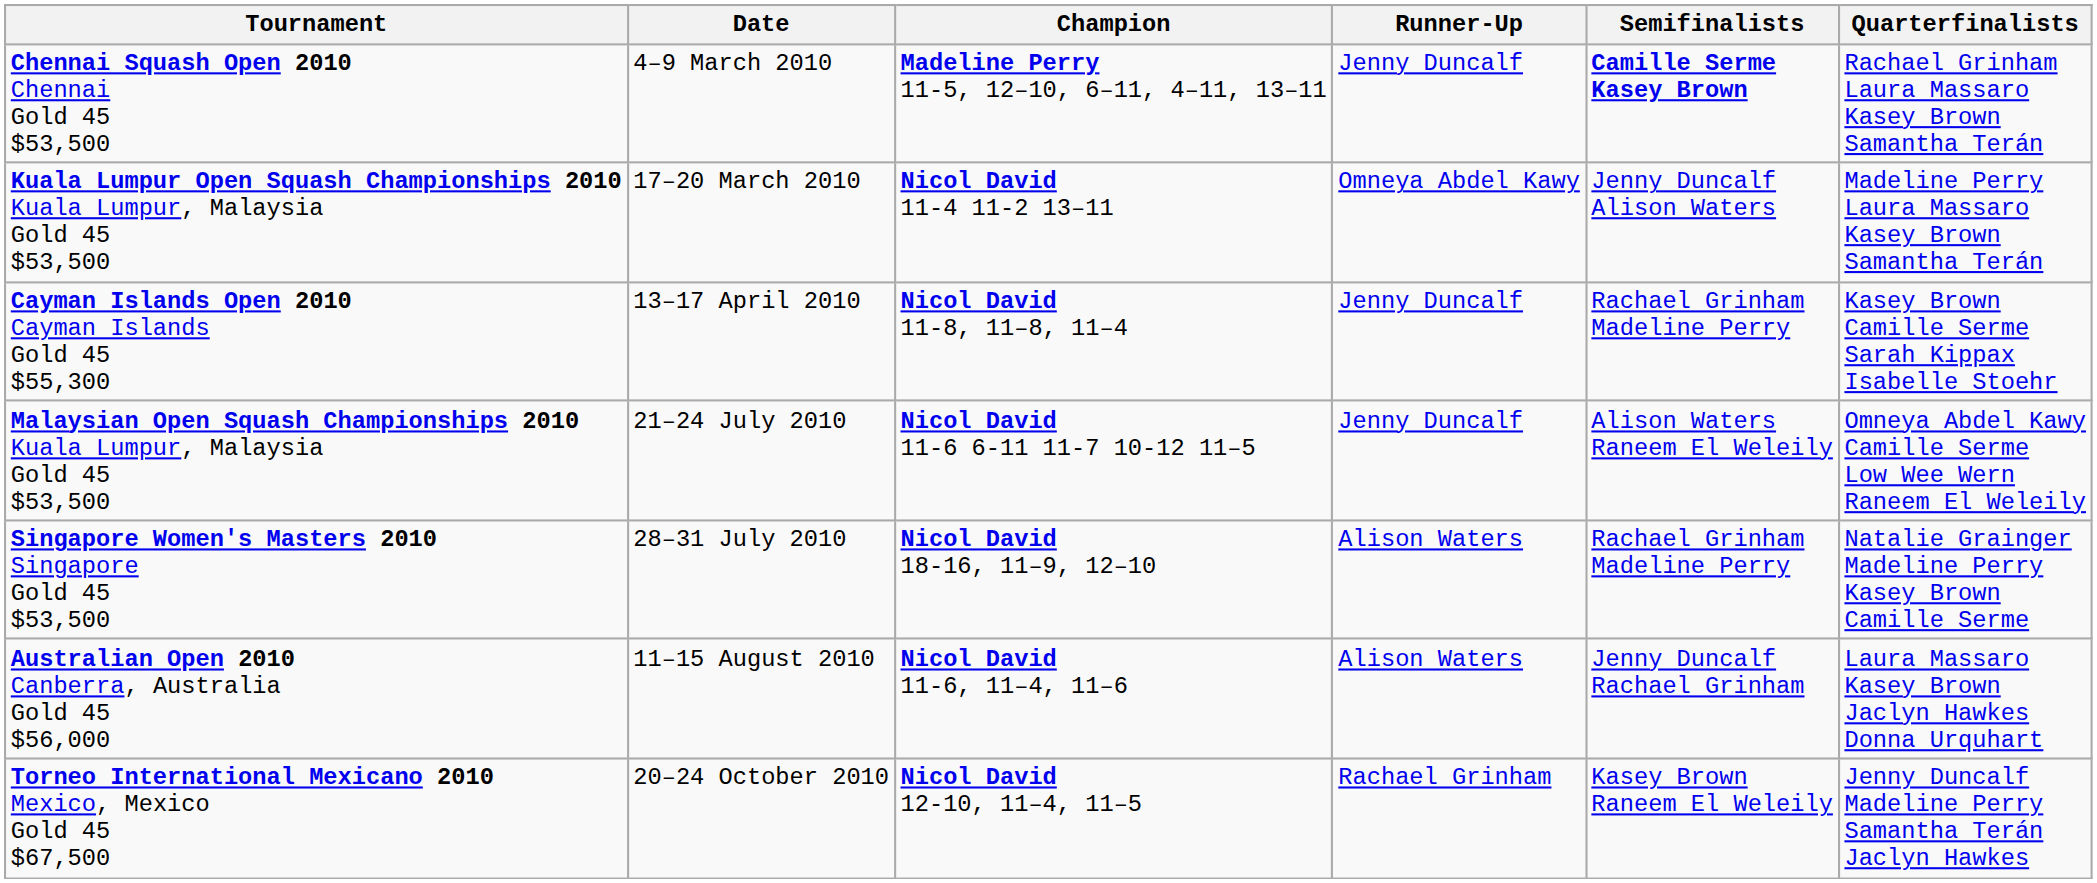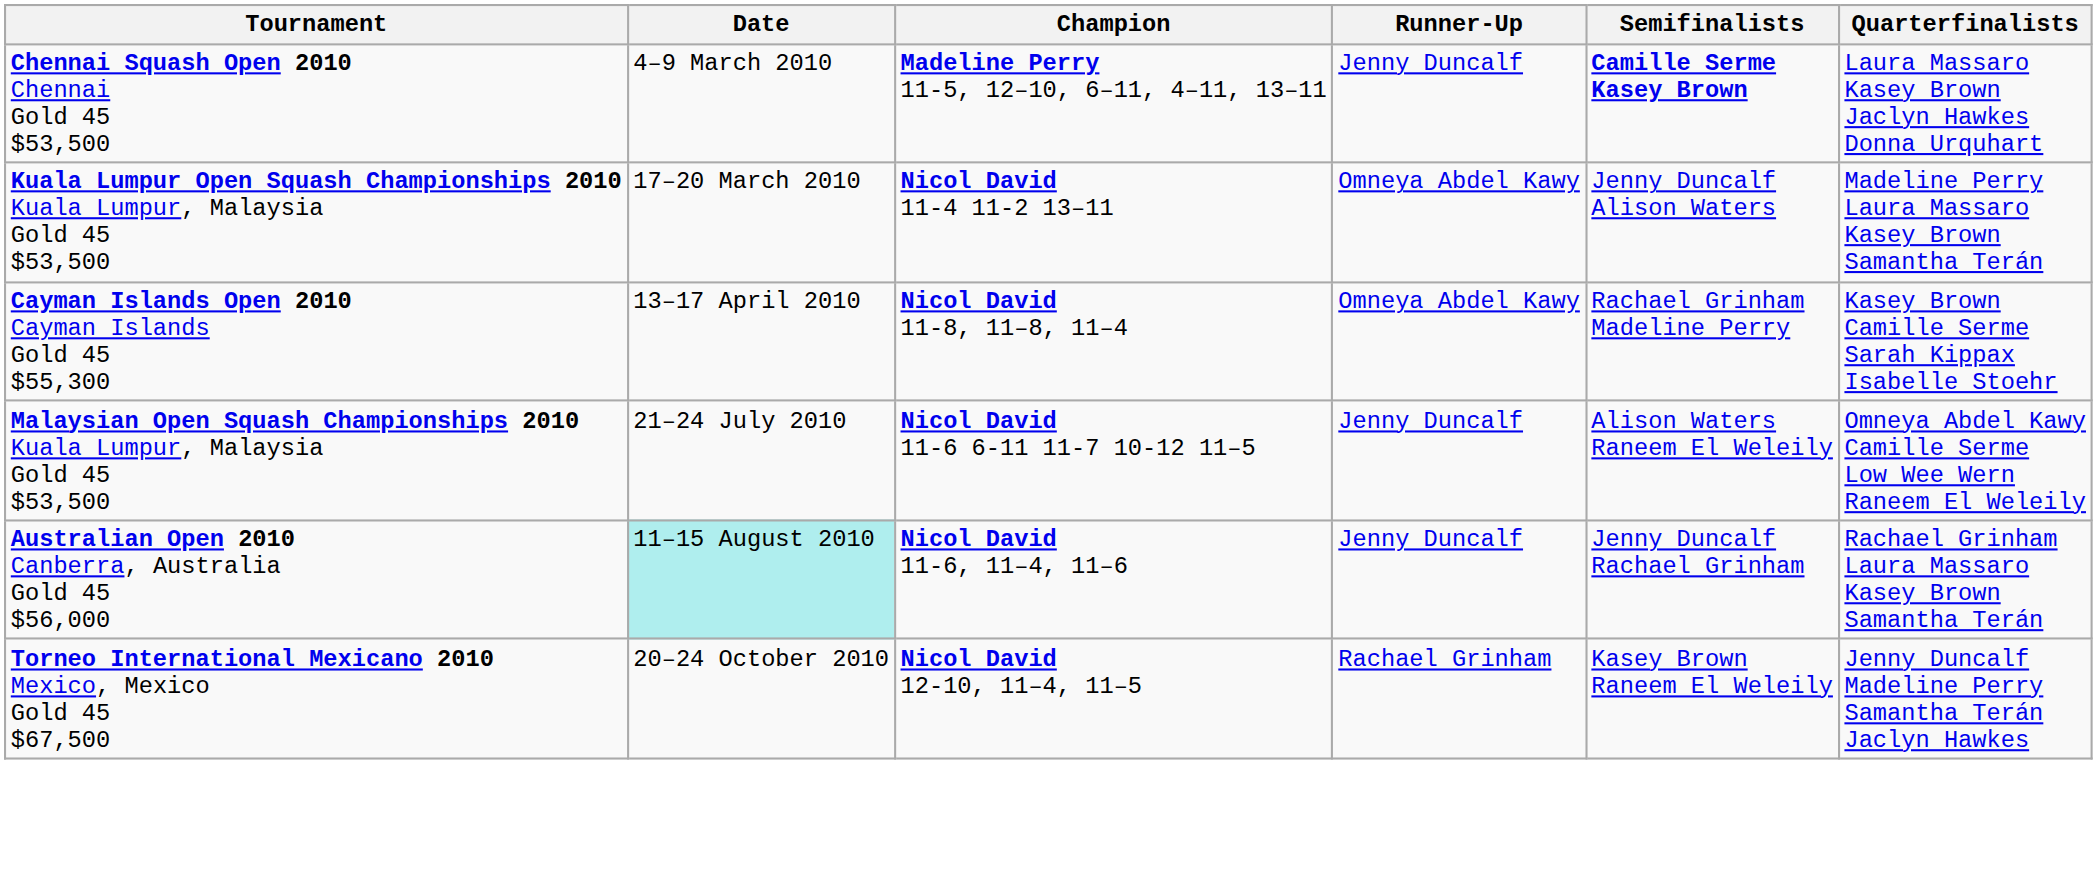(1951, 103) Rachael Grinham Laura Massaro Kasey Brown Samantha Terán -> (1944, 103) Laura Massaro Kasey Brown Jaclyn Hawkes Donna Urquhart
(1431, 301) Jenny Duncalf -> (1459, 301) Omneya Abdel Kawy
- row: (224, 580)
(754, 659) no background -> (754, 540) paleturquoise background
(1431, 659) Alison Waters -> (1431, 540) Jenny Duncalf
(1944, 699) Laura Massaro Kasey Brown Jaclyn Hawkes Donna Urquhart -> (1951, 580) Rachael Grinham Laura Massaro Kasey Brown Samantha Terán
